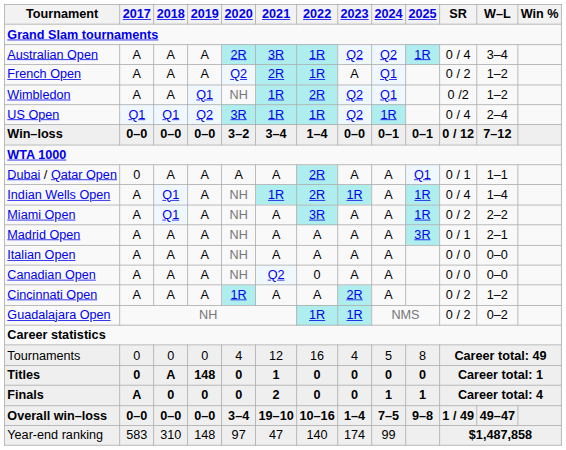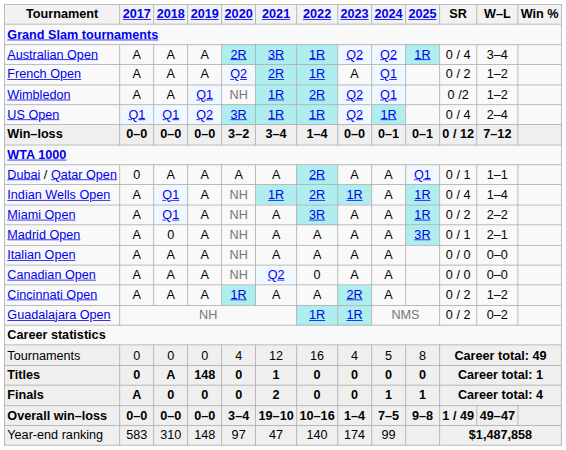(171, 235) A -> (171, 235) 0
